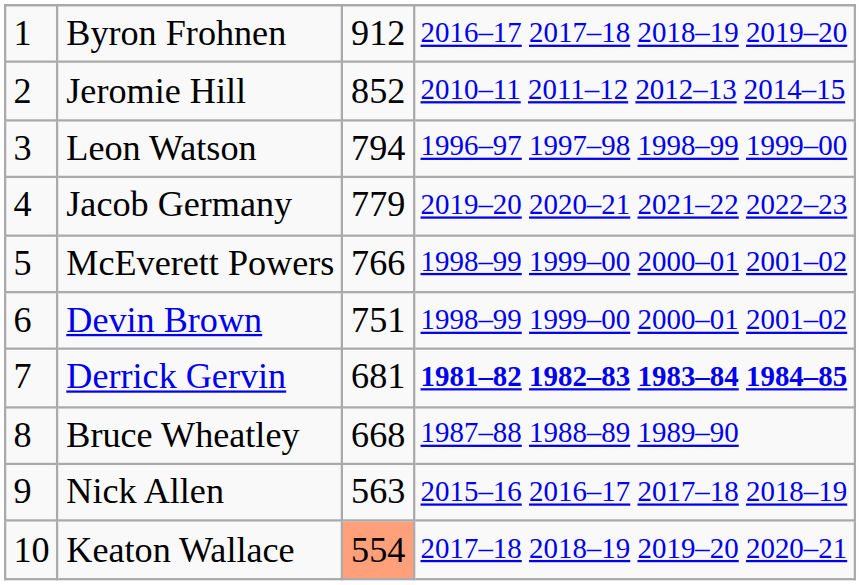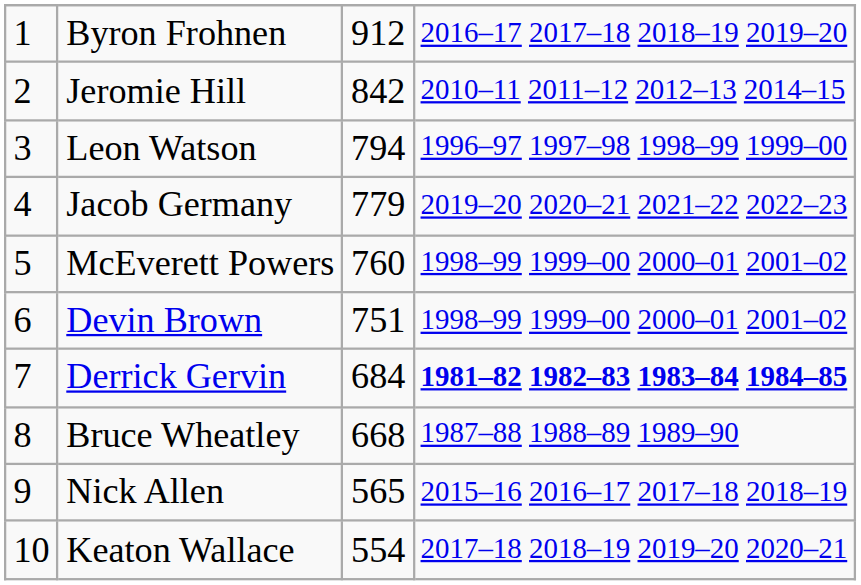(378, 90) 852 -> (378, 90) 842
(378, 262) 766 -> (378, 262) 760
(378, 377) 681 -> (378, 377) 684
(378, 491) 563 -> (378, 491) 565
(378, 549) lightsalmon background -> (378, 549) no background
